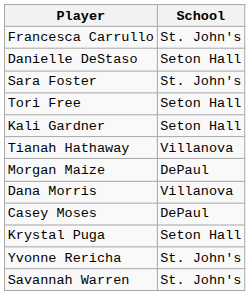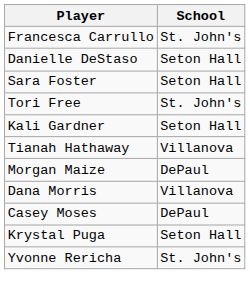(201, 82) St. John's -> (201, 82) Seton Hall
(201, 104) Seton Hall -> (201, 104) St. John's
- row: (69, 280)
